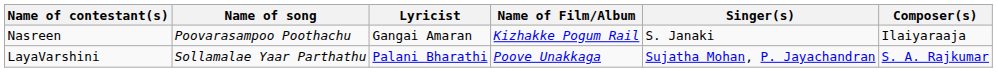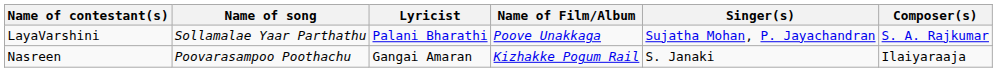rows swapped: (54, 56) <-> (34, 36)
